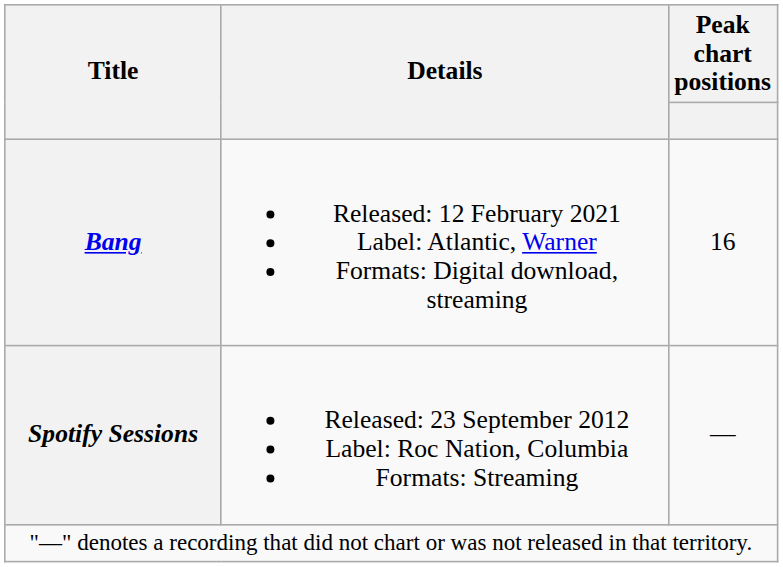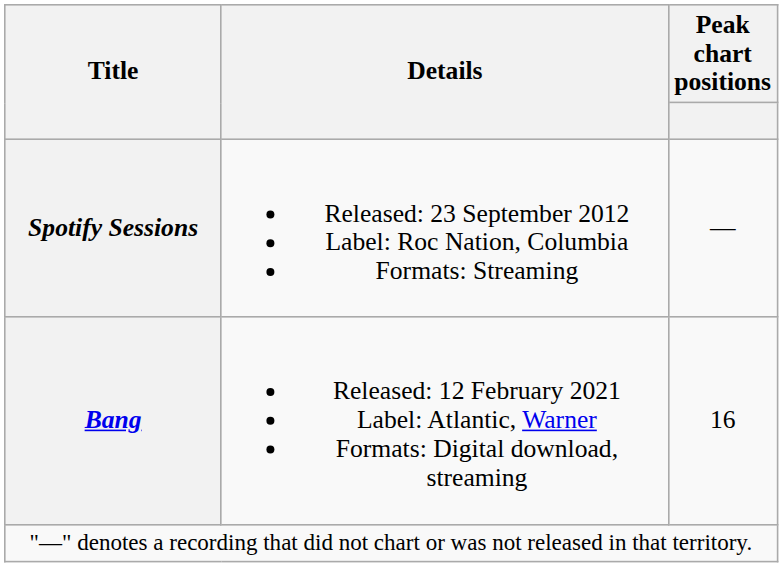rows swapped: (113, 434) <-> (113, 242)
